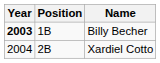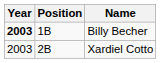(20, 49) 2004 -> (20, 49) 2003
